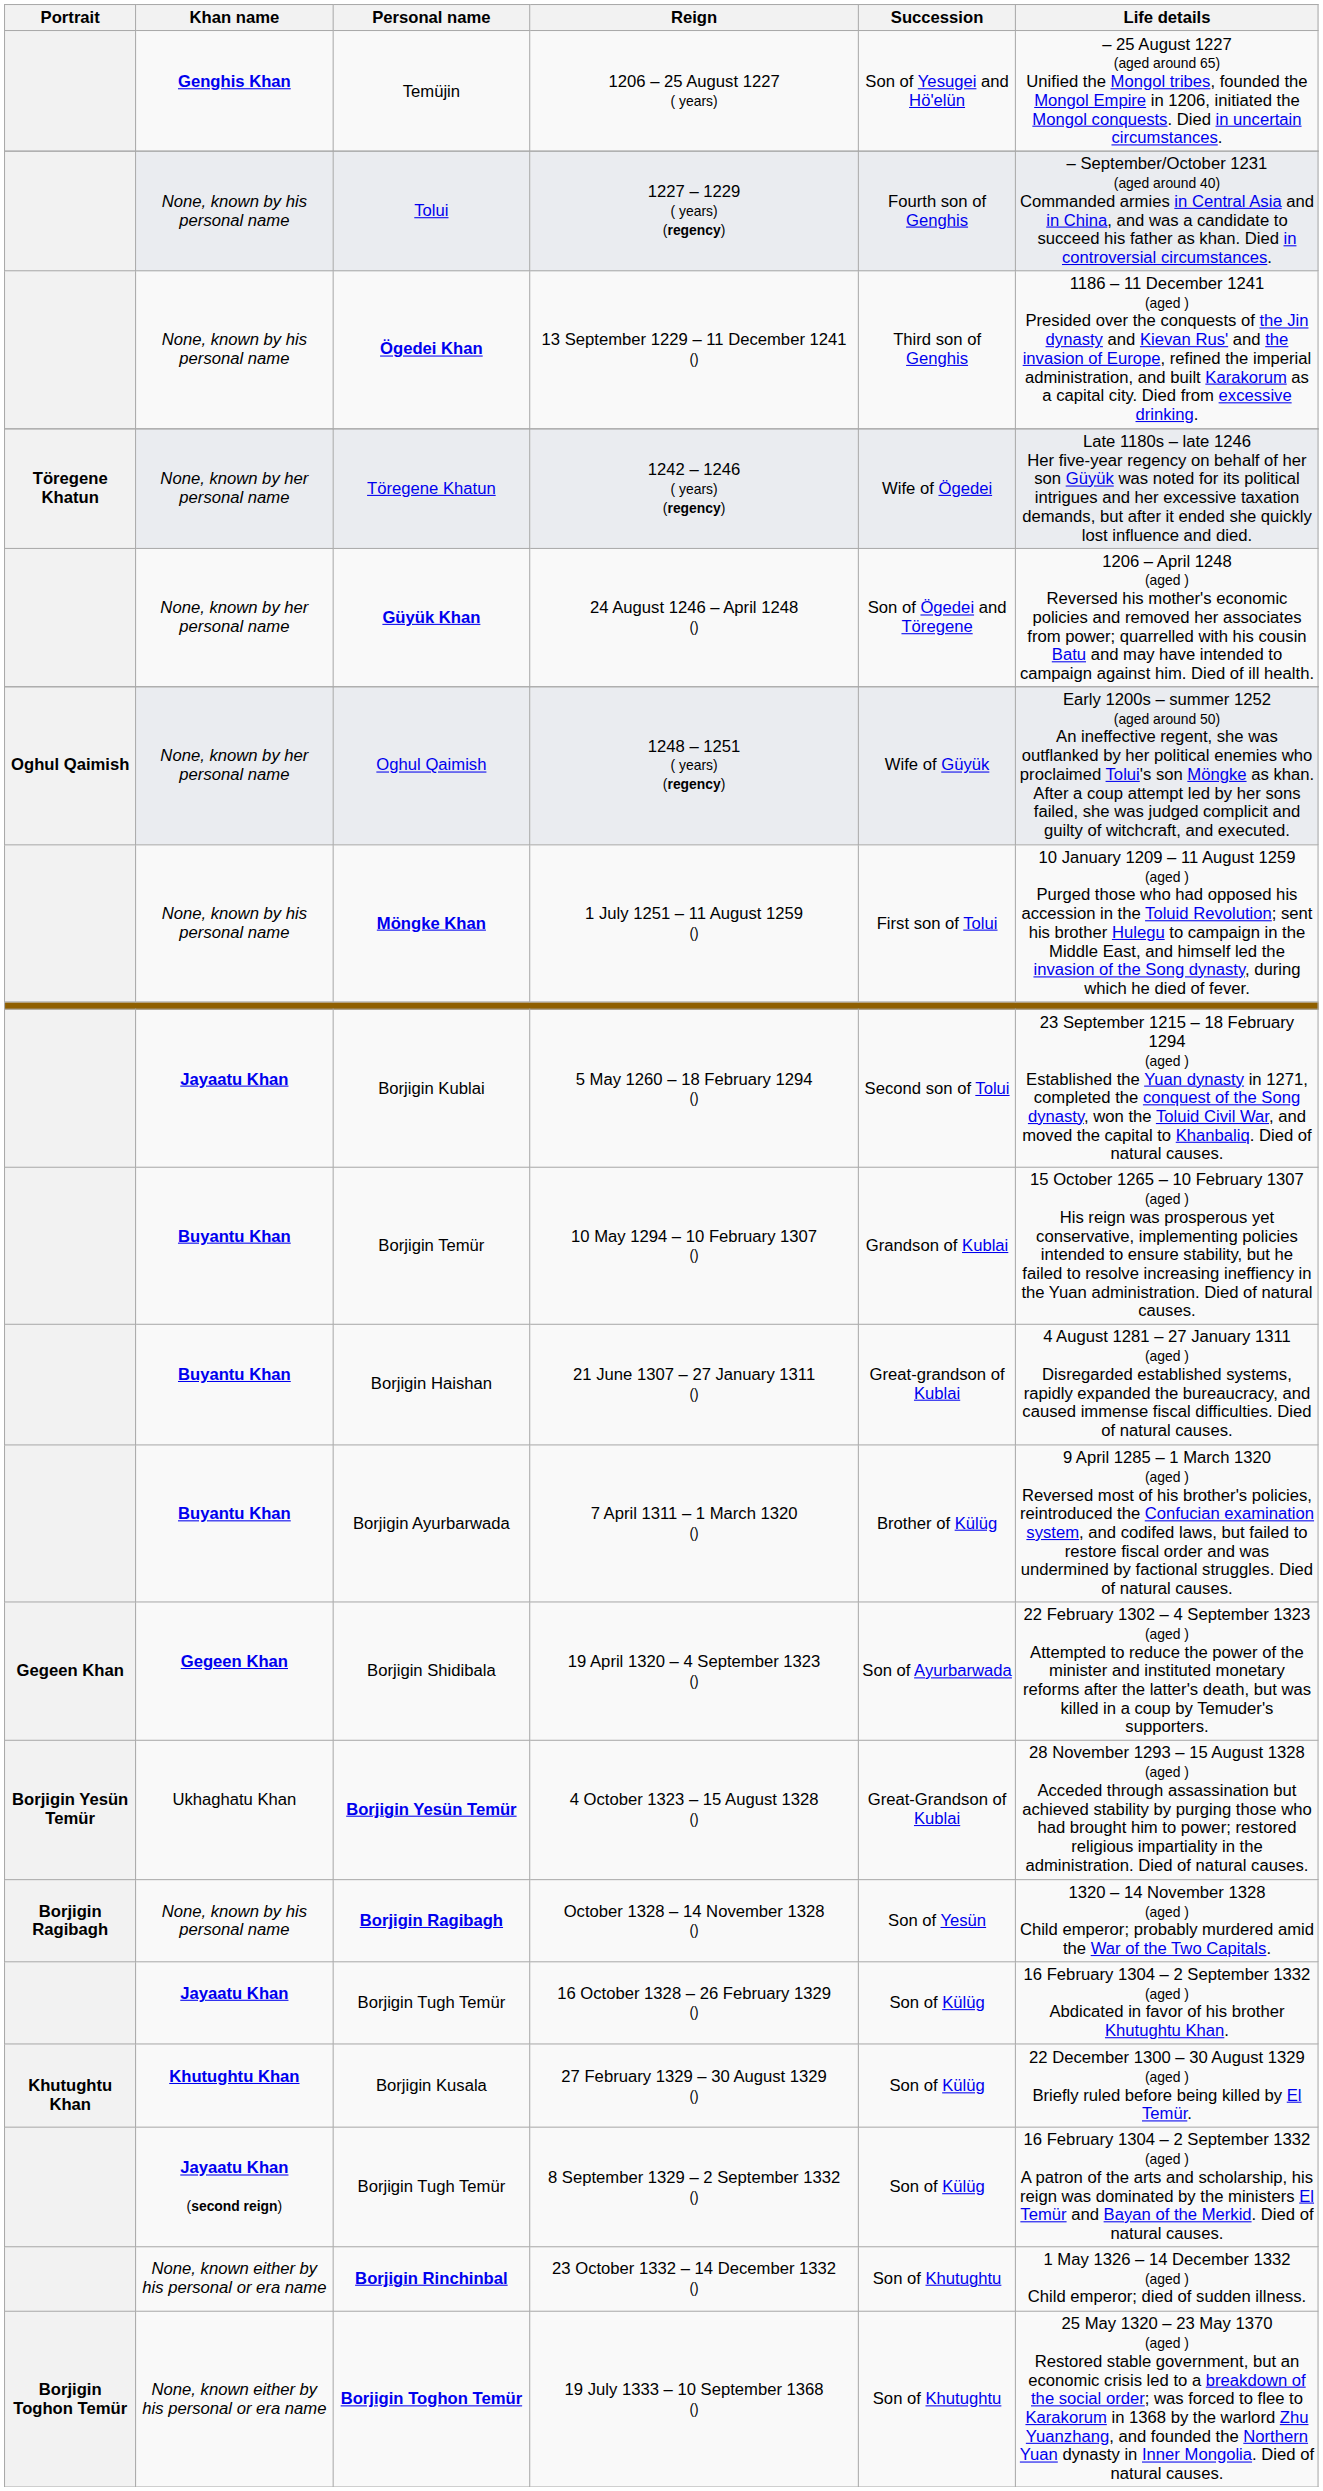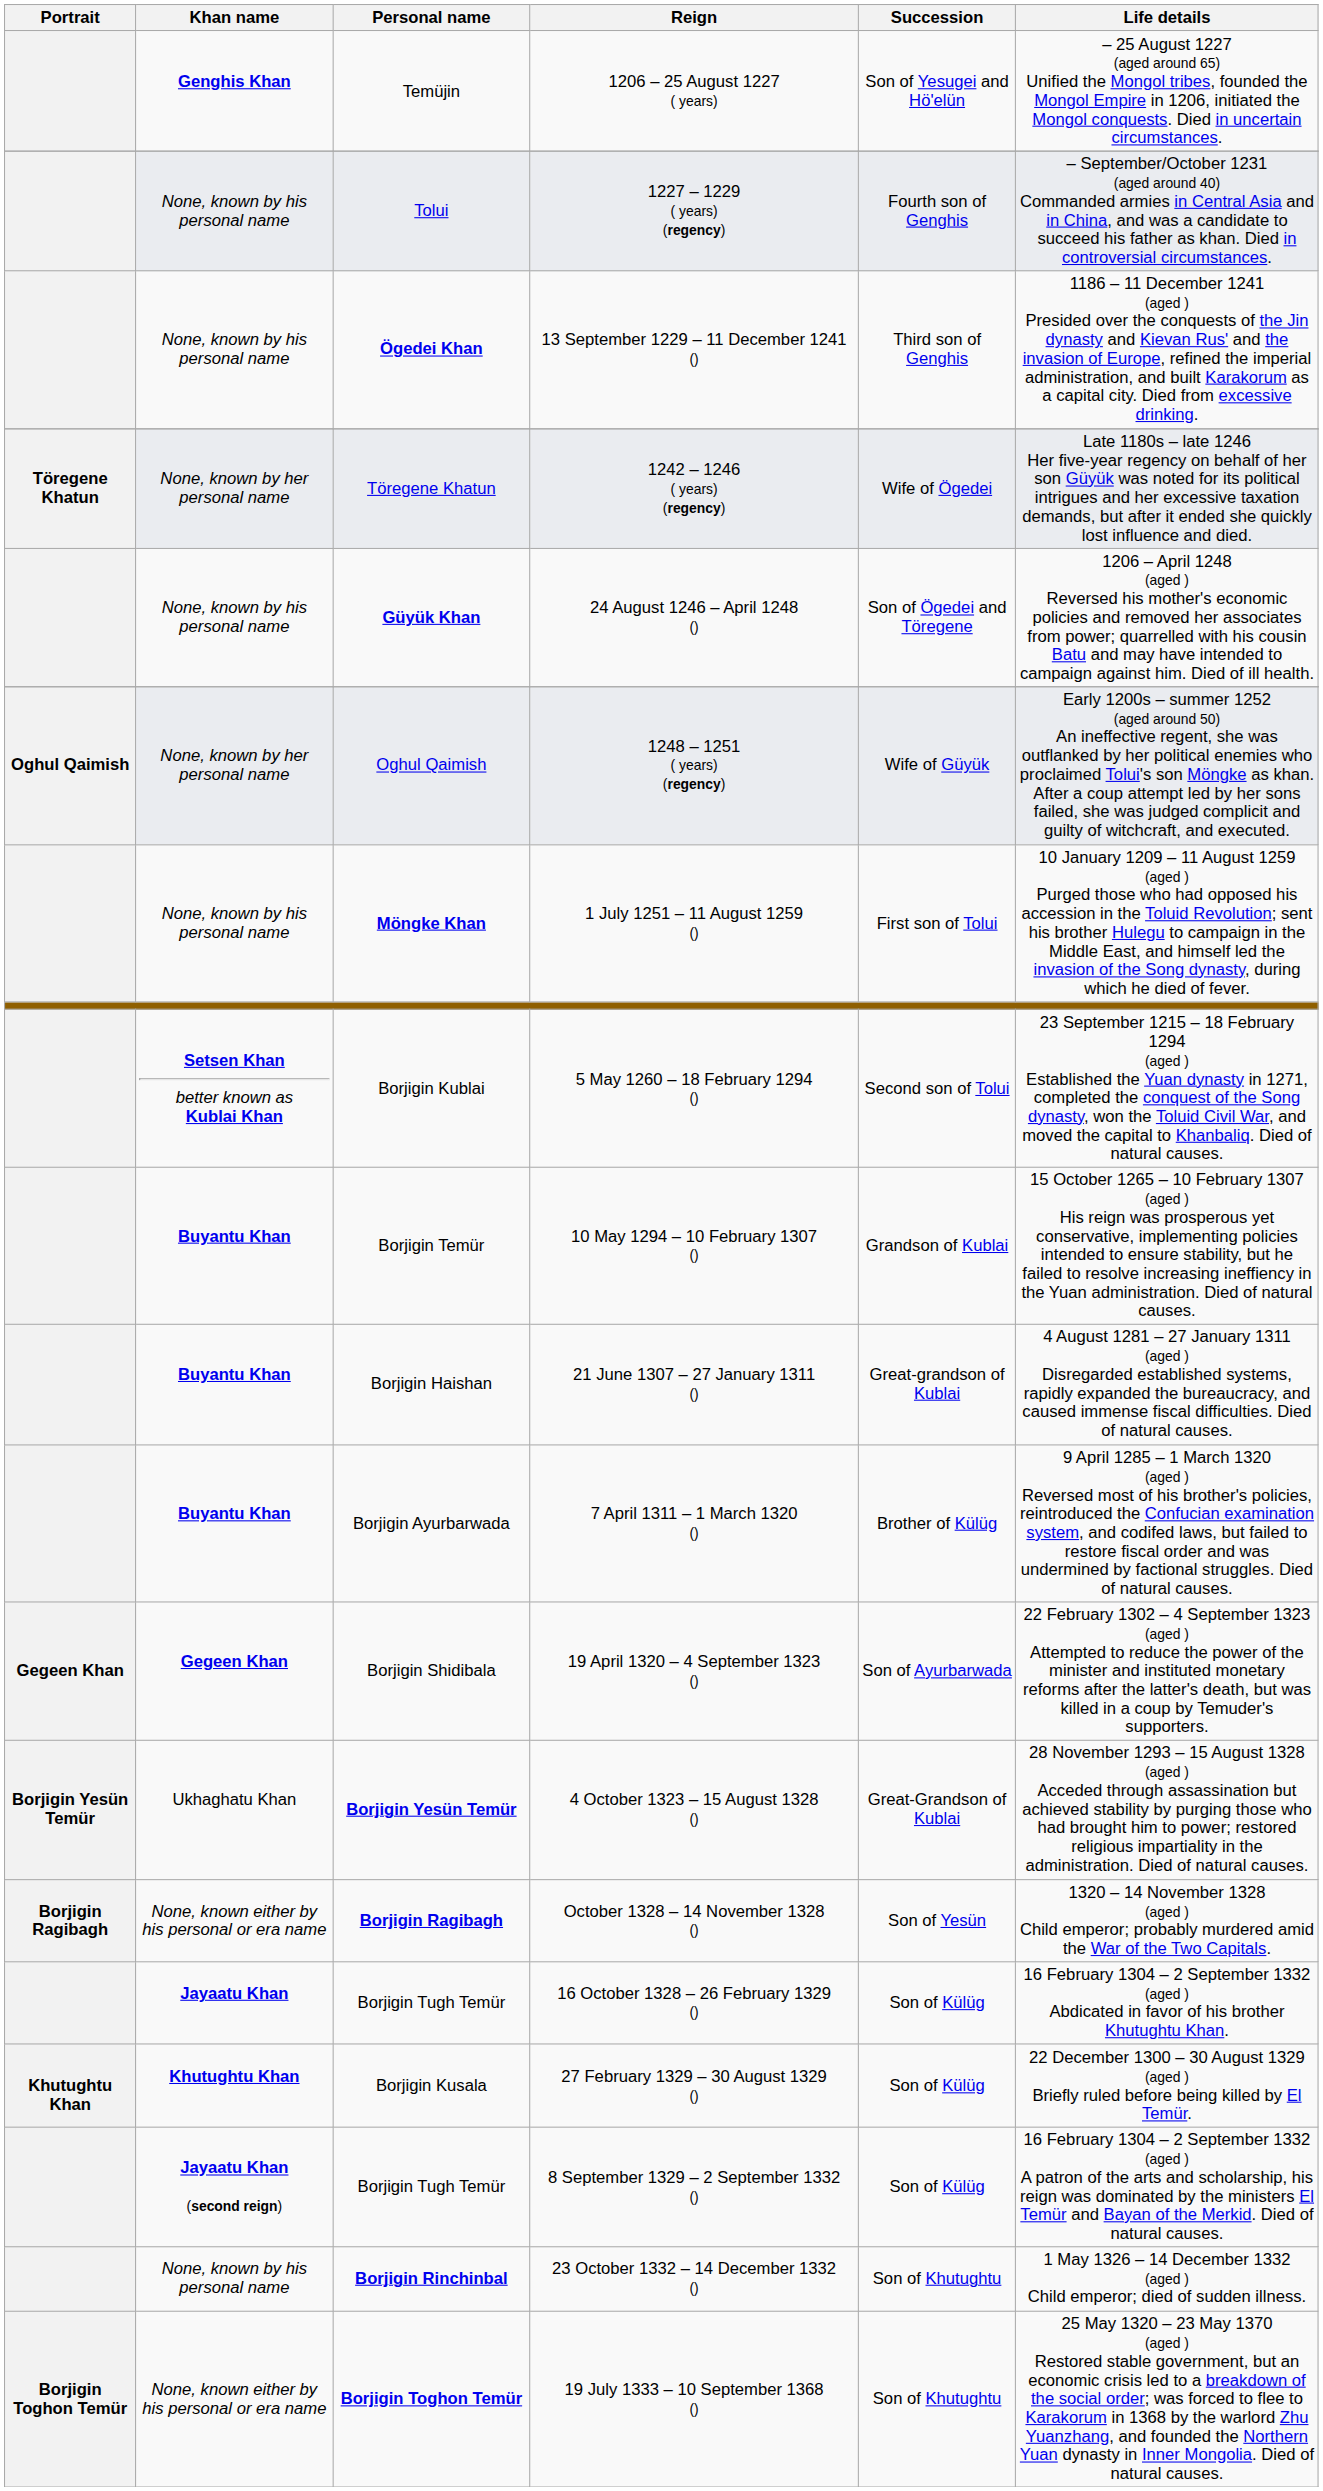(234, 617) None, known by her personal name -> (234, 617) None, known by his personal name
(234, 1078) Jayaatu Khan -> (234, 1088) Setsen Khan better known as Kublai Khan
(234, 1920) None, known by his personal name -> (234, 1920) None, known either by his personal or era name
(234, 2278) None, known either by his personal or era name -> (234, 2278) None, known by his personal name
